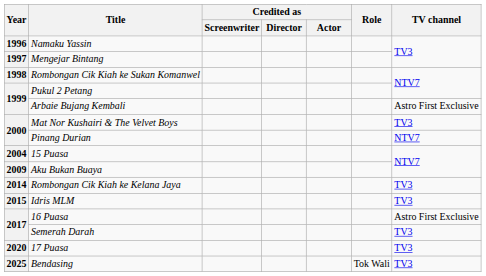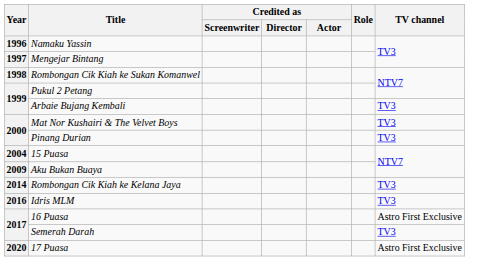(437, 106) Astro First Exclusive -> (387, 106) TV3
(407, 138) NTV7 -> (387, 138) TV3
(17, 201) 2015 -> (17, 201) 2016
(403, 248) TV3 -> (420, 248) Astro First Exclusive
- row: (52, 264)
